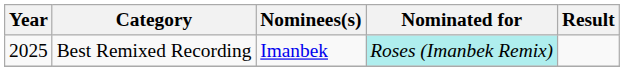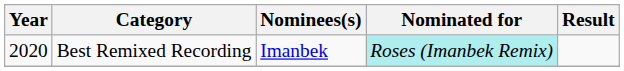(28, 50) 2025 -> (28, 50) 2020
